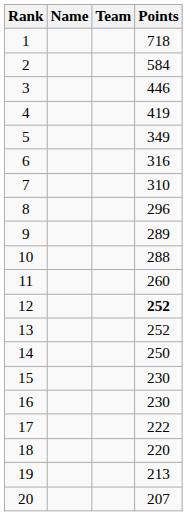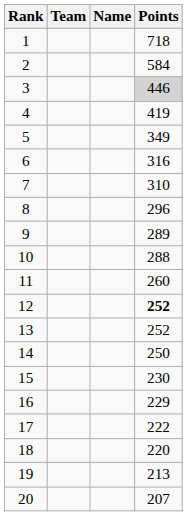columns swapped: (69, 16) <-> (113, 16)
(158, 88) no background -> (158, 88) lightgrey background
(158, 402) 230 -> (158, 402) 229
